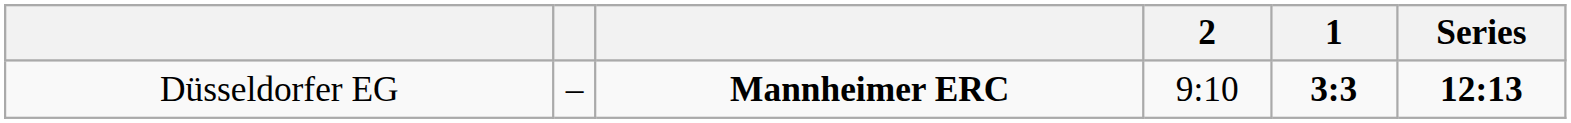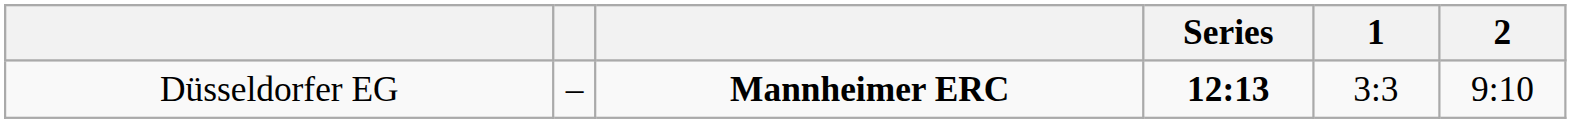columns swapped: (1481, 32) <-> (1207, 32)
(1334, 88) bold -> (1376, 88) normal
